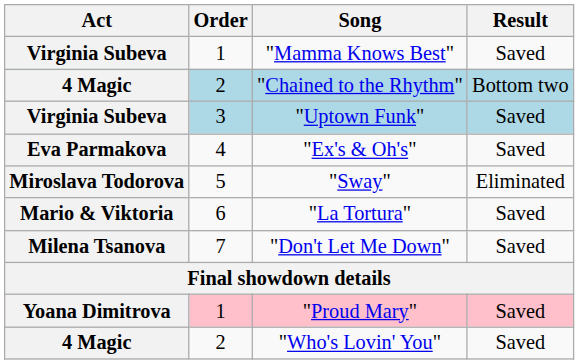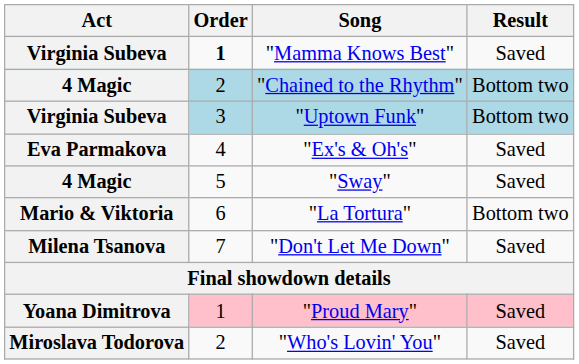(221, 52) normal -> (221, 52) bold
(520, 117) Saved -> (520, 117) Bottom two
(97, 181) Miroslava Todorova -> (97, 181) 4 Magic
(520, 181) Eliminated -> (520, 181) Saved
(520, 213) Saved -> (520, 213) Bottom two
(97, 342) 4 Magic -> (97, 342) Miroslava Todorova
